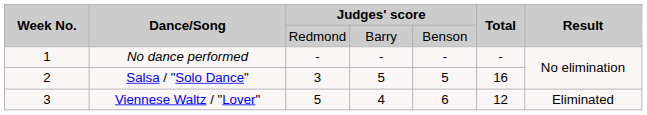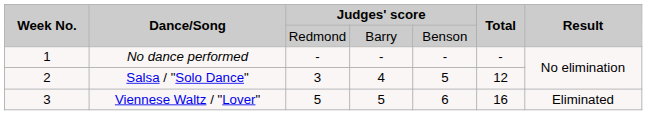(381, 78) 5 -> (381, 78) 4
(501, 78) 16 -> (501, 78) 12
(381, 99) 4 -> (381, 99) 5
(501, 99) 12 -> (501, 99) 16
